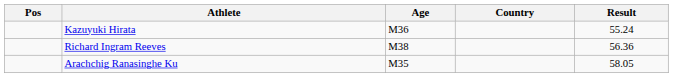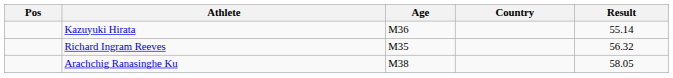(621, 30) 55.24 -> (621, 30) 55.14
(398, 47) M38 -> (398, 47) M35
(621, 47) 56.36 -> (621, 47) 56.32
(398, 64) M35 -> (398, 64) M38
